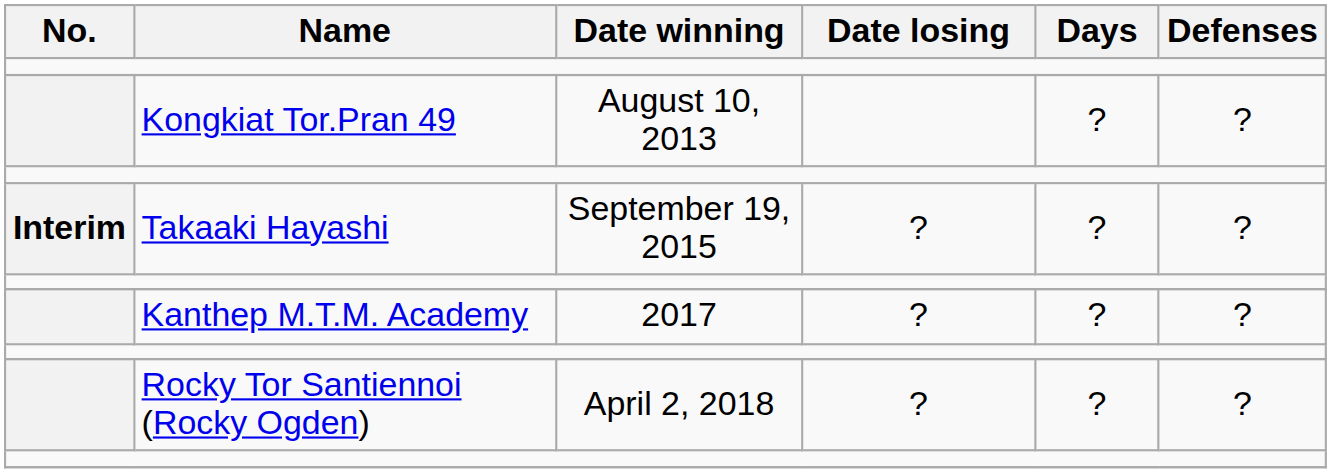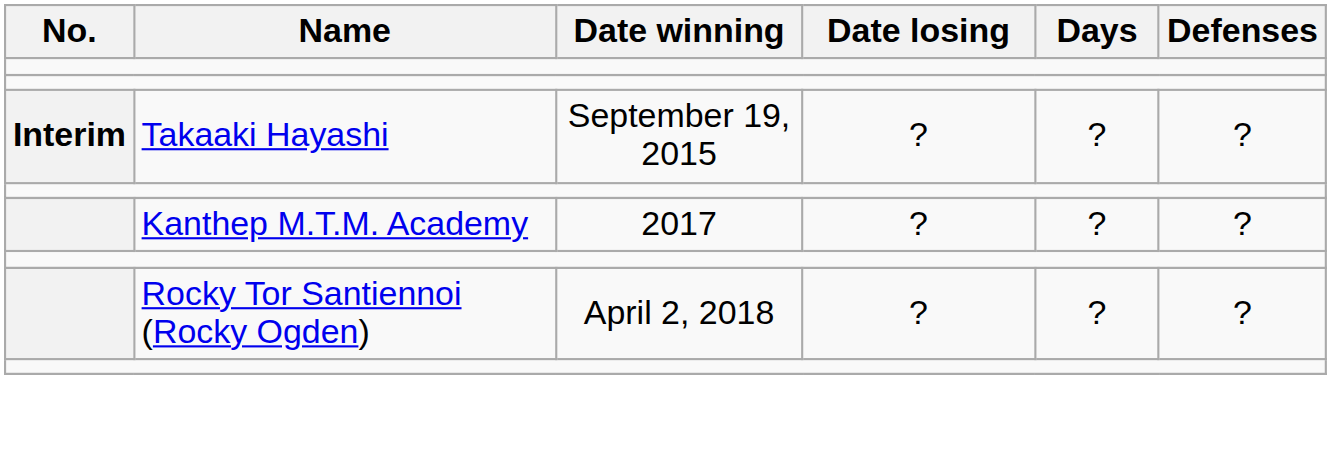- row: (299, 119)
